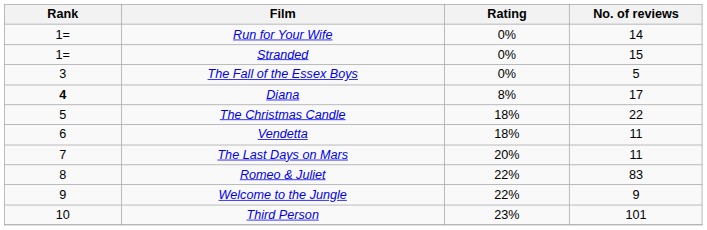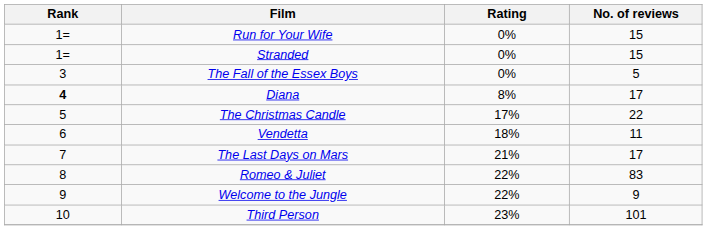(636, 34) 14 -> (636, 34) 15
(507, 114) 18% -> (507, 114) 17%
(507, 154) 20% -> (507, 154) 21%
(636, 154) 11 -> (636, 154) 17
